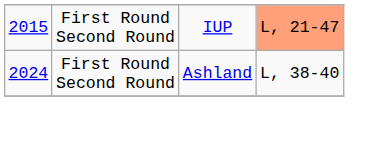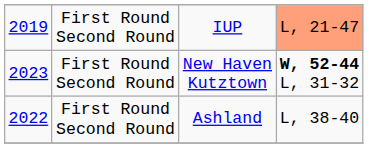(28, 28) 2015 -> (28, 28) 2019
+ row: (227, 74)
(28, 74) 2024 -> (28, 120) 2022
